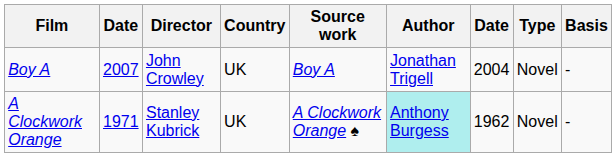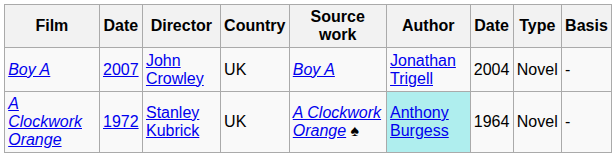(121, 121) 1971 -> (121, 121) 1972
(492, 121) 1962 -> (492, 121) 1964
